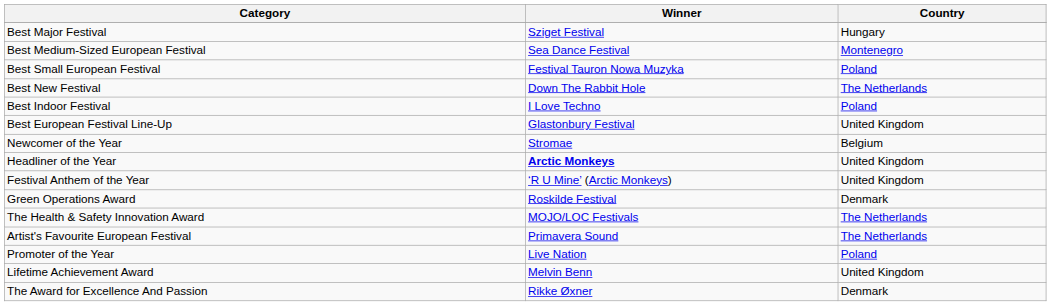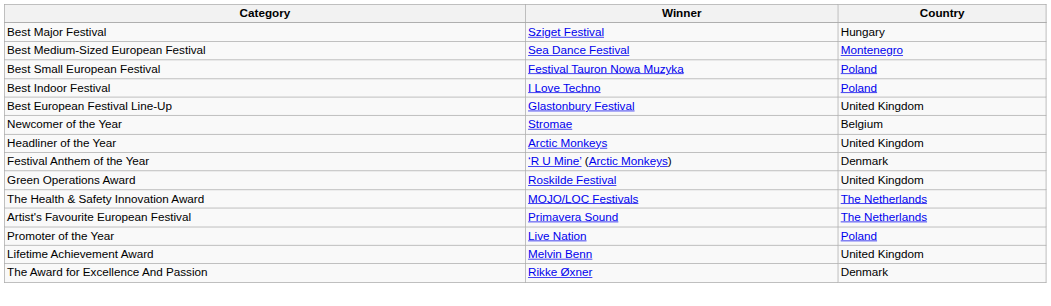- row: (54, 87)
(571, 161) bold -> (568, 143) normal
(882, 180) United Kingdom -> (864, 161) Denmark
(864, 198) Denmark -> (882, 180) United Kingdom
